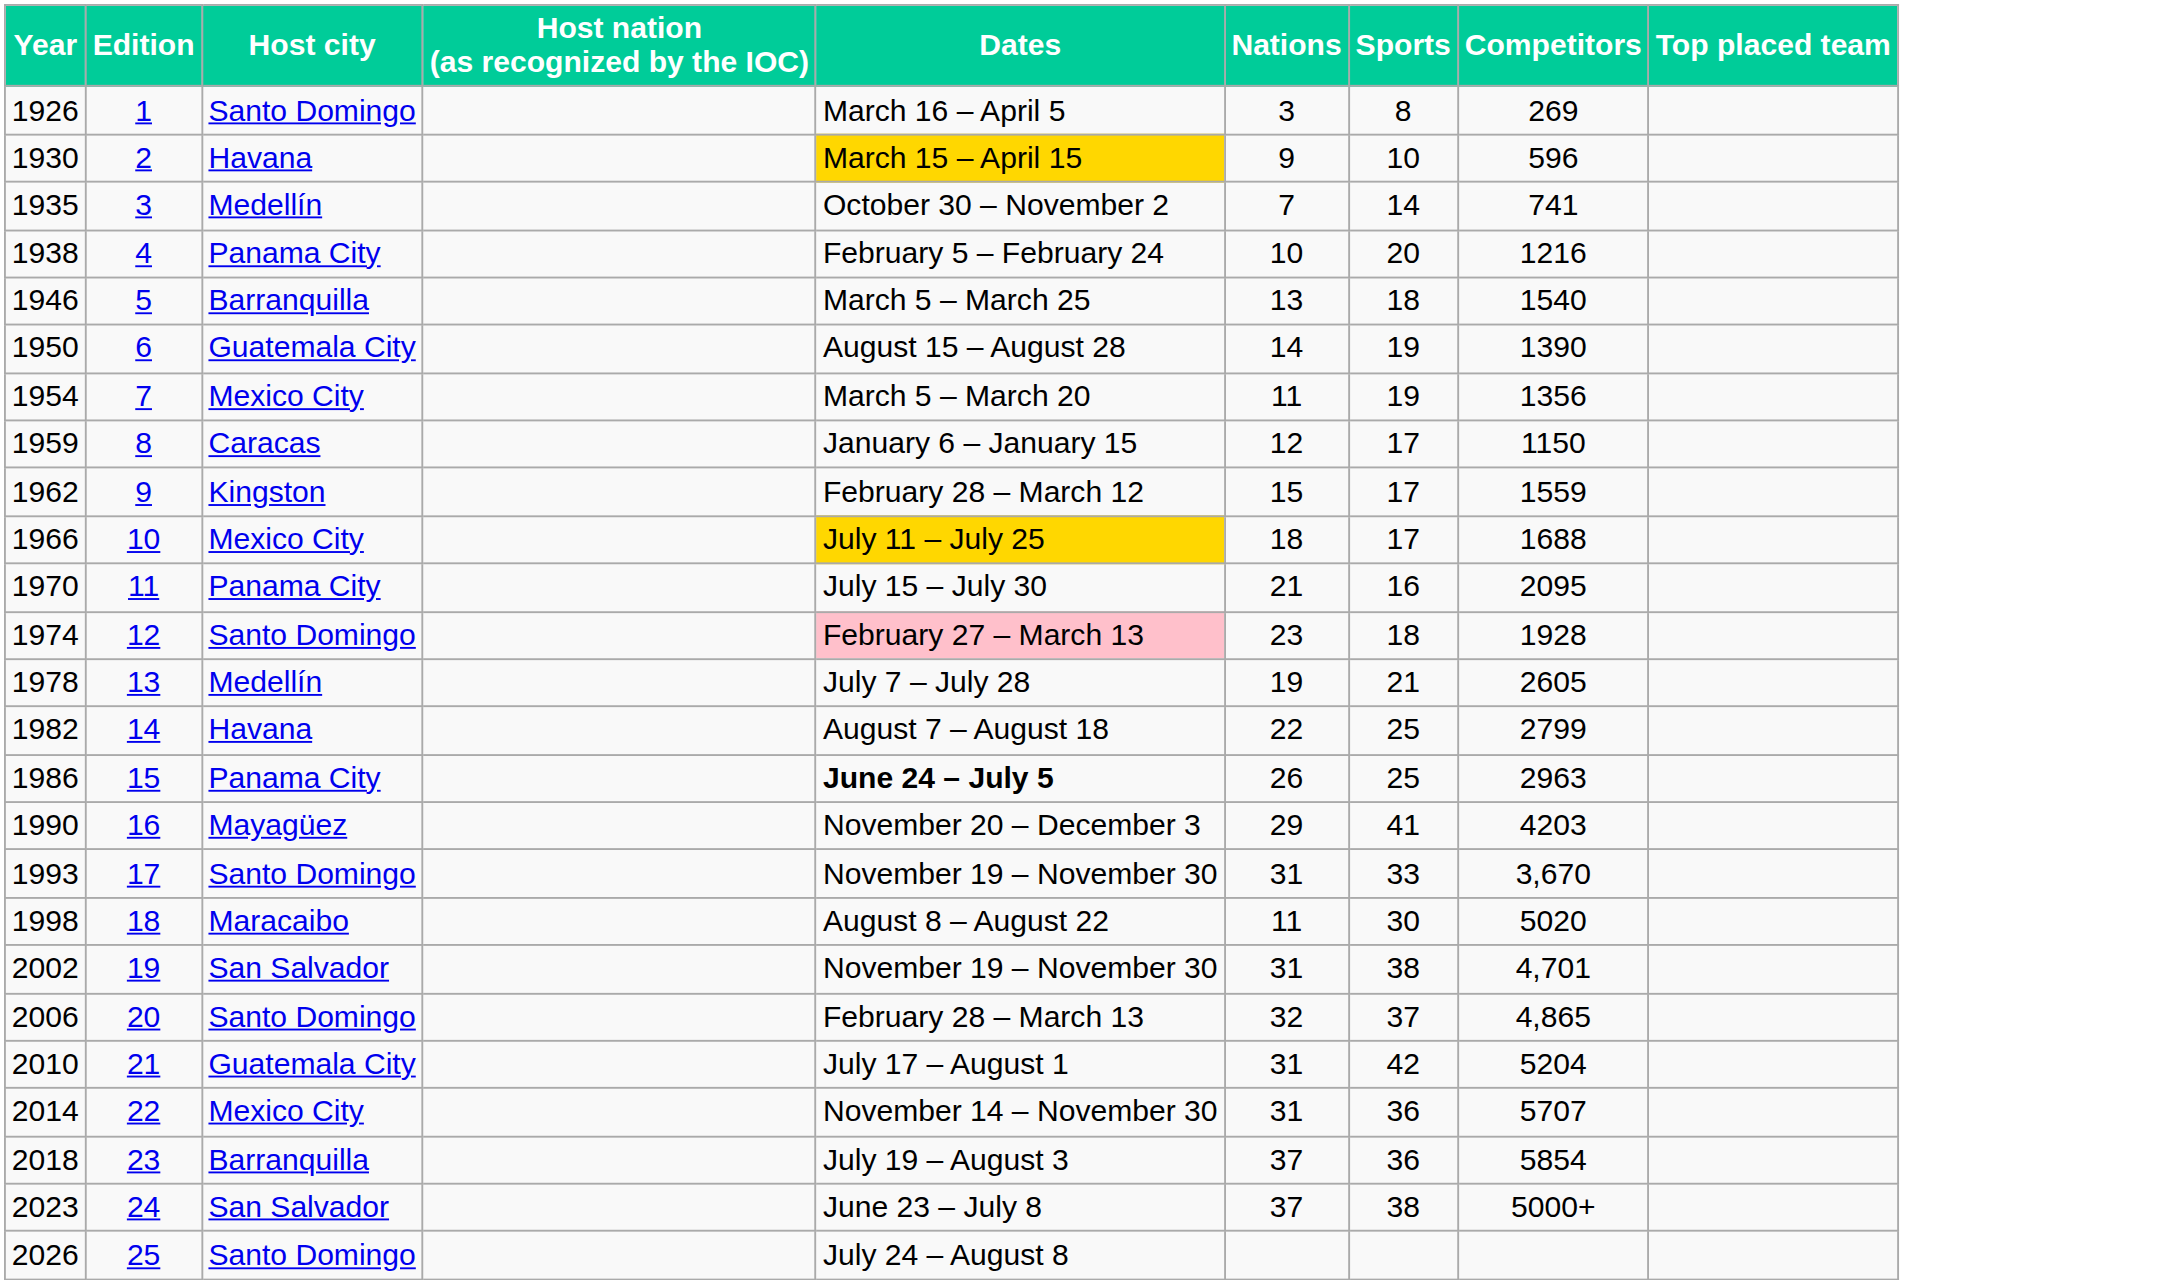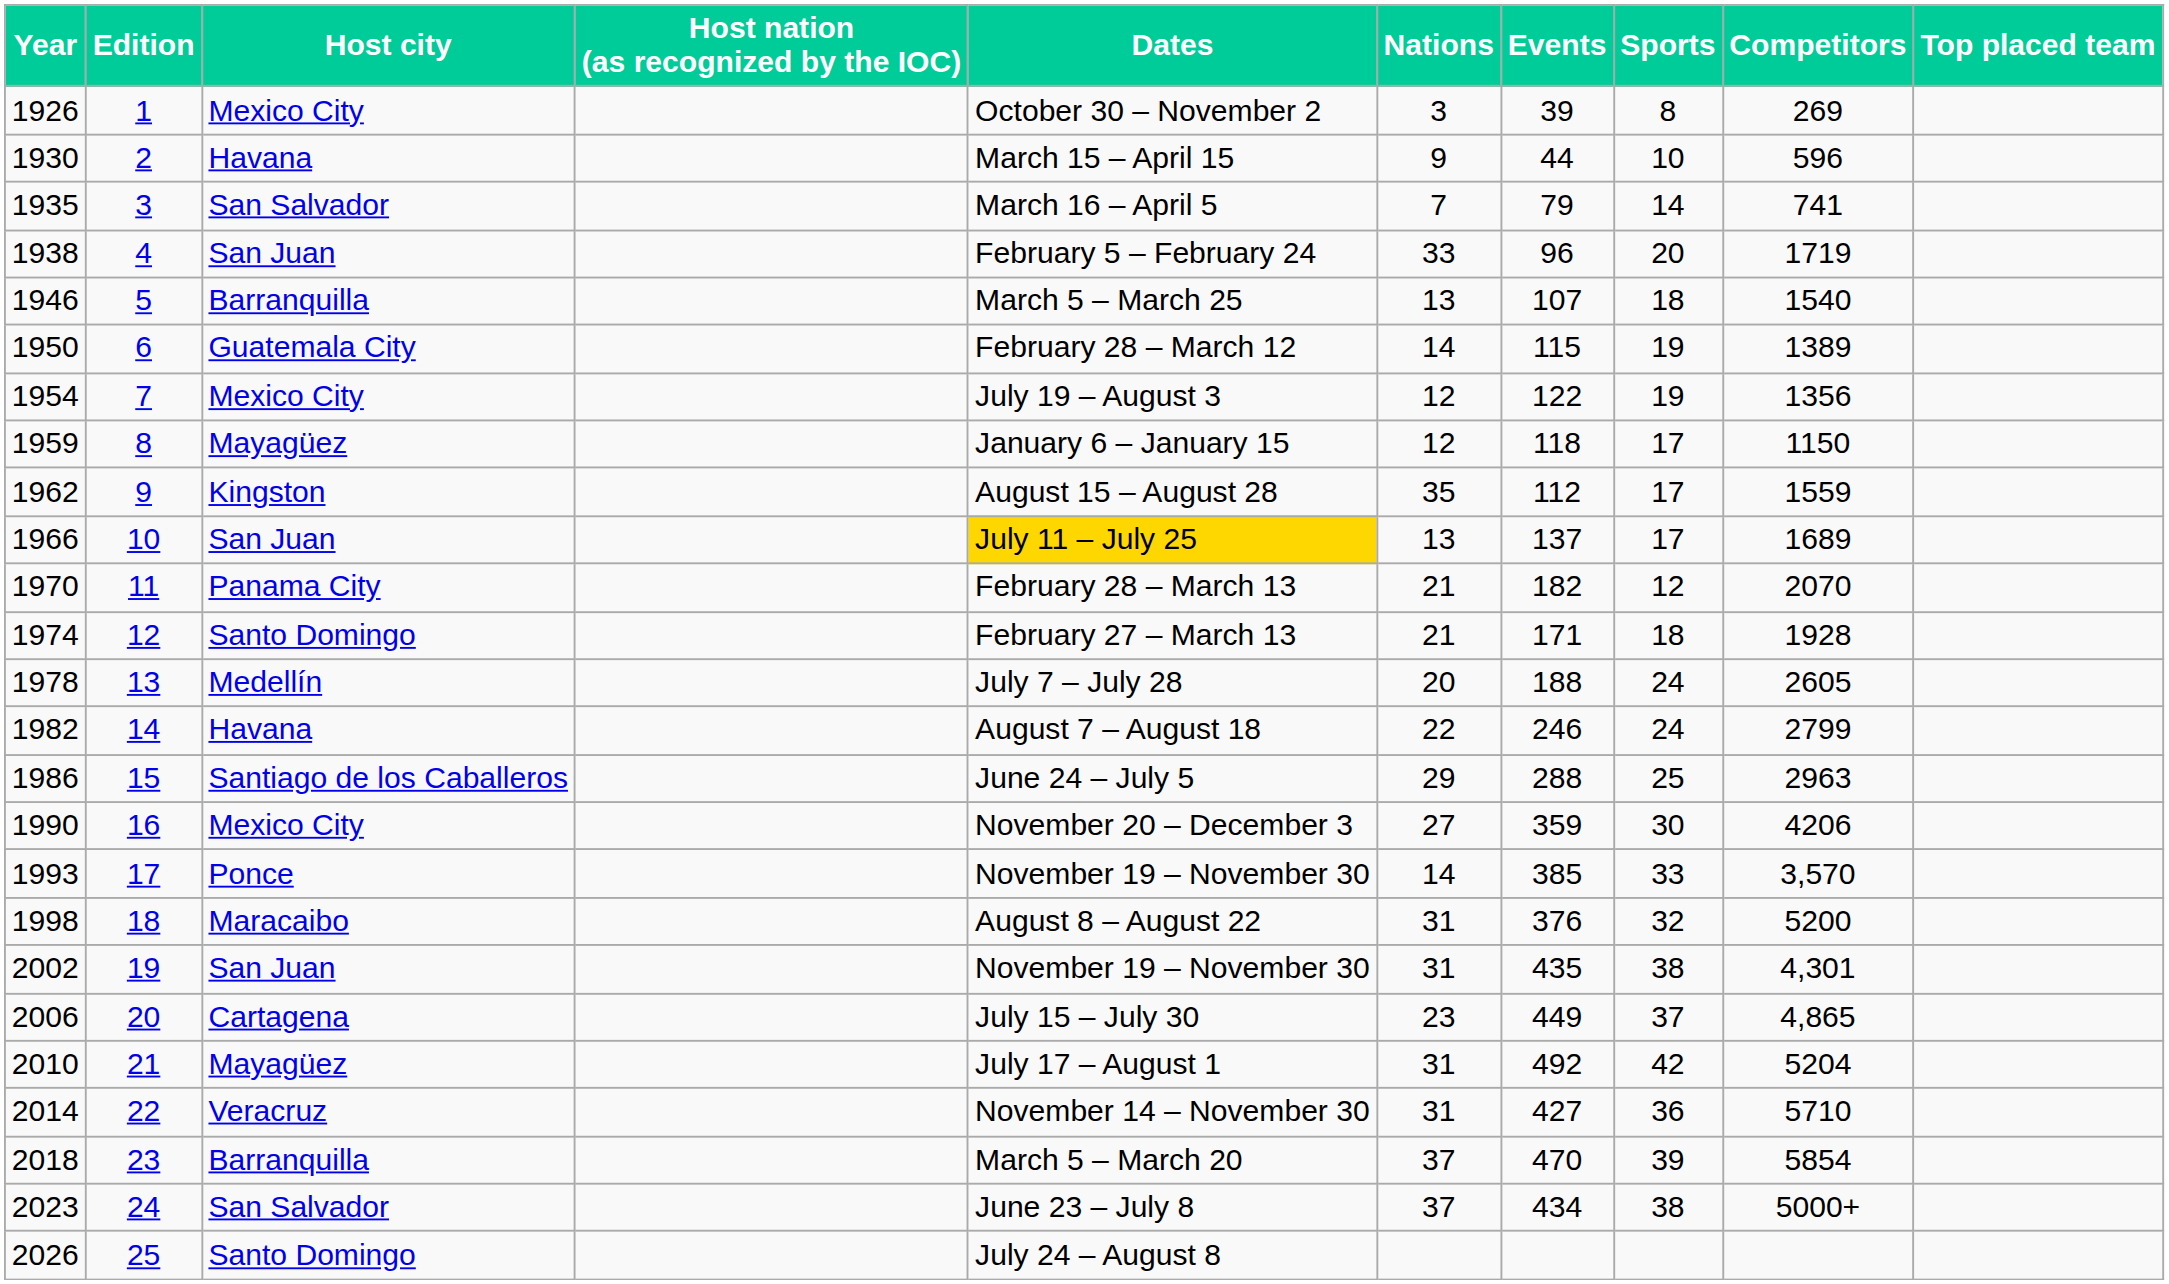+ column: (1557, 45)
(312, 109) Santo Domingo -> (286, 109) Mexico City
(944, 109) March 16 – April 5 -> (1148, 109) October 30 – November 2
(953, 157) gold background -> (1105, 157) no background
(265, 205) Medellín -> (299, 205) San Salvador
(996, 205) October 30 – November 2 -> (1096, 205) March 16 – April 5
(295, 253) Panama City -> (272, 253) San Juan
(1287, 253) 10 -> (1439, 253) 33
(1553, 253) 1216 -> (1818, 253) 1719
(974, 348) August 15 – August 28 -> (1136, 348) February 28 – March 12
(1553, 348) 1390 -> (1818, 348) 1389
(957, 396) March 5 – March 20 -> (1098, 396) July 19 – August 3
(1287, 396) 11 -> (1439, 396) 12
(264, 443) Caracas -> (278, 443) Mayagüez
(983, 491) February 28 – March 12 -> (1126, 491) August 15 – August 28
(1287, 491) 15 -> (1439, 491) 35
(286, 539) Mexico City -> (272, 539) San Juan
(1287, 539) 18 -> (1439, 539) 13
(1553, 539) 1688 -> (1818, 539) 1689
(935, 586) July 15 – July 30 -> (1136, 586) February 28 – March 13
(1403, 586) 16 -> (1668, 586) 12
(1553, 586) 2095 -> (1818, 586) 2070
(983, 634) pink background -> (1136, 634) no background
(1287, 634) 23 -> (1439, 634) 21
(1287, 682) 19 -> (1439, 682) 20
(1403, 682) 21 -> (1668, 682) 24
(1403, 730) 25 -> (1668, 730) 24
(295, 777) Panama City -> (388, 777) Santiago de los Caballeros
(938, 777) bold -> (1085, 777) normal
(1287, 777) 26 -> (1439, 777) 29
(278, 825) Mayagüez -> (286, 825) Mexico City
(1287, 825) 29 -> (1439, 825) 27
(1403, 825) 41 -> (1668, 825) 30
(1553, 825) 4203 -> (1818, 825) 4206
(312, 873) Santo Domingo -> (251, 873) Ponce
(1287, 873) 31 -> (1439, 873) 14
(1553, 873) 3,670 -> (1818, 873) 3,570
(1287, 920) 11 -> (1439, 920) 31
(1403, 920) 30 -> (1668, 920) 32
(1553, 920) 5020 -> (1818, 920) 5200
(299, 968) San Salvador -> (272, 968) San Juan
(1553, 968) 4,701 -> (1818, 968) 4,301
(312, 1016) Santo Domingo -> (279, 1016) Cartagena
(983, 1016) February 28 – March 13 -> (1087, 1016) July 15 – July 30
(1287, 1016) 32 -> (1439, 1016) 23
(312, 1063) Guatemala City -> (278, 1063) Mayagüez
(286, 1111) Mexico City -> (268, 1111) Veracruz
(1553, 1111) 5707 -> (1818, 1111) 5710
(946, 1159) July 19 – August 3 -> (1109, 1159) March 5 – March 20
(1403, 1159) 36 -> (1668, 1159) 39
